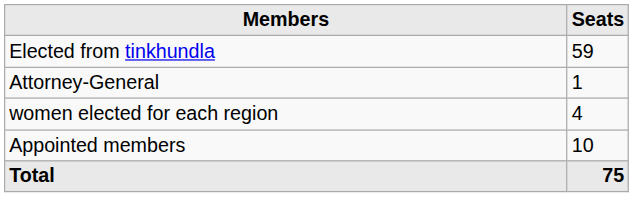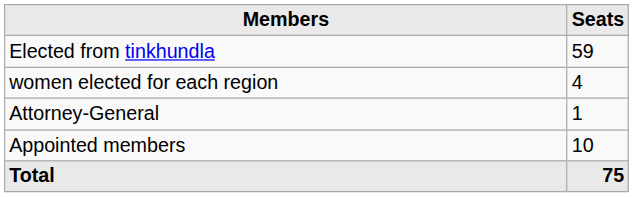rows swapped: (84, 82) <-> (144, 113)
